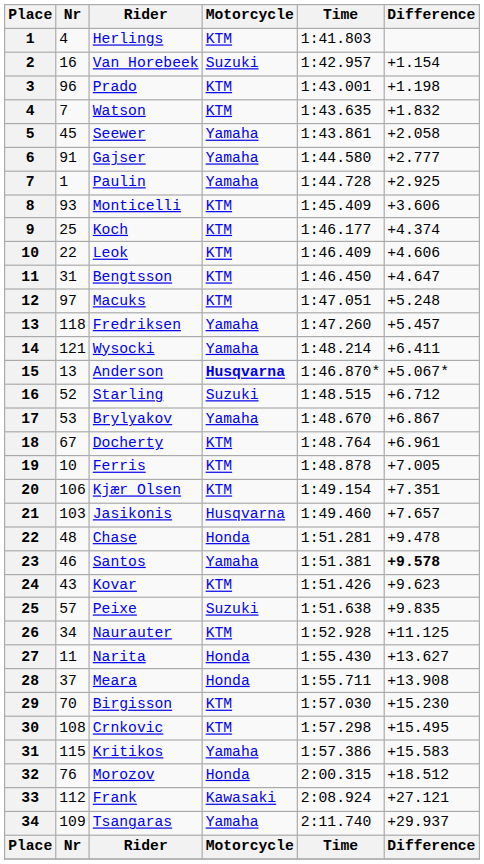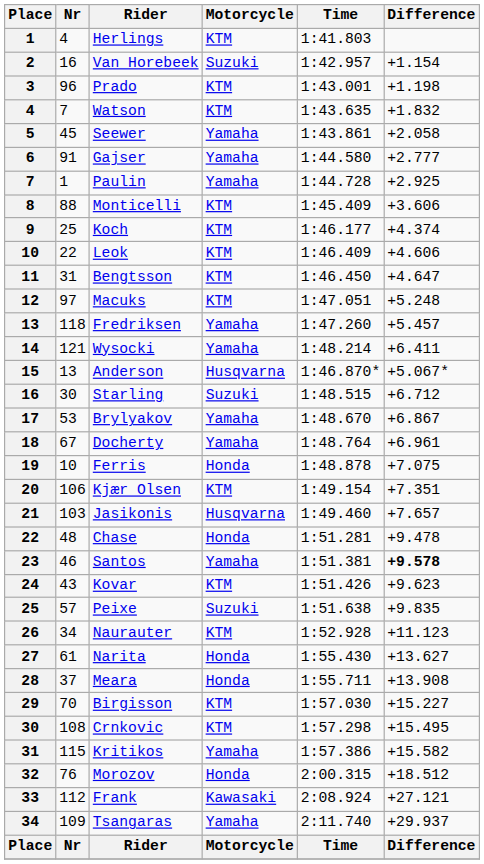(68, 207) 93 -> (68, 207) 88
(245, 373) bold -> (245, 373) normal
(68, 396) 52 -> (68, 396) 30
(219, 444) KTM -> (232, 444) Yamaha
(219, 468) KTM -> (228, 468) Honda
(414, 468) +7.005 -> (414, 468) +7.075
(418, 634) +11.125 -> (418, 634) +11.123
(68, 657) 11 -> (68, 657) 61
(418, 705) +15.230 -> (418, 705) +15.227
(418, 752) +15.583 -> (418, 752) +15.582
